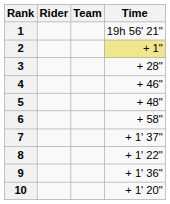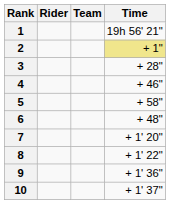(150, 102) + 48" -> (150, 102) + 58"
(150, 119) + 58" -> (150, 119) + 48"
(144, 137) + 1' 37" -> (144, 137) + 1' 20"
(144, 191) + 1' 20" -> (144, 191) + 1' 37"
